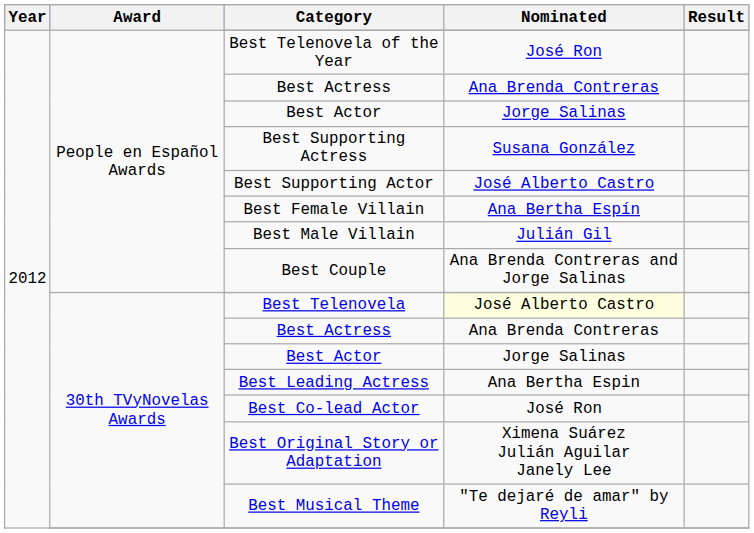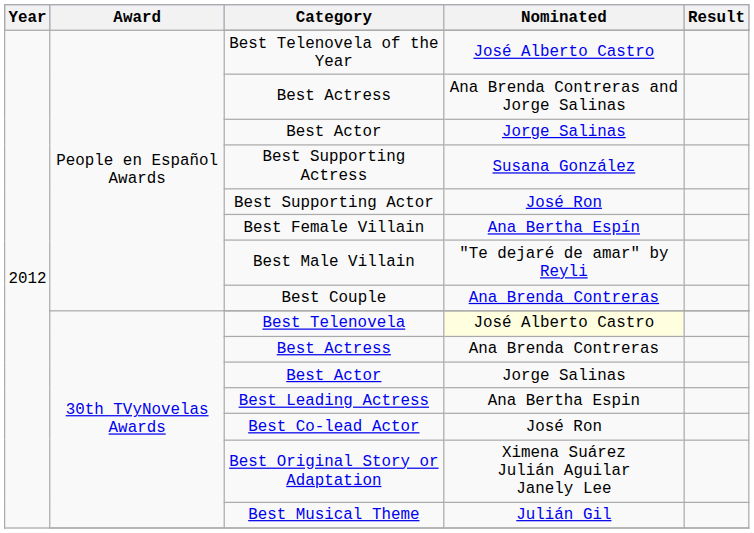(564, 53) José Ron -> (564, 53) José Alberto Castro
(564, 88) Ana Brenda Contreras -> (564, 97) Ana Brenda Contreras and Jorge Salinas
(564, 183) José Alberto Castro -> (564, 202) José Ron
(564, 235) Julián Gil -> (564, 263) "Te dejaré de amar" by Reyli
(564, 270) Ana Brenda Contreras and Jorge Salinas -> (564, 298) Ana Brenda Contreras
(564, 506) "Te dejaré de amar" by Reyli -> (564, 515) Julián Gil
